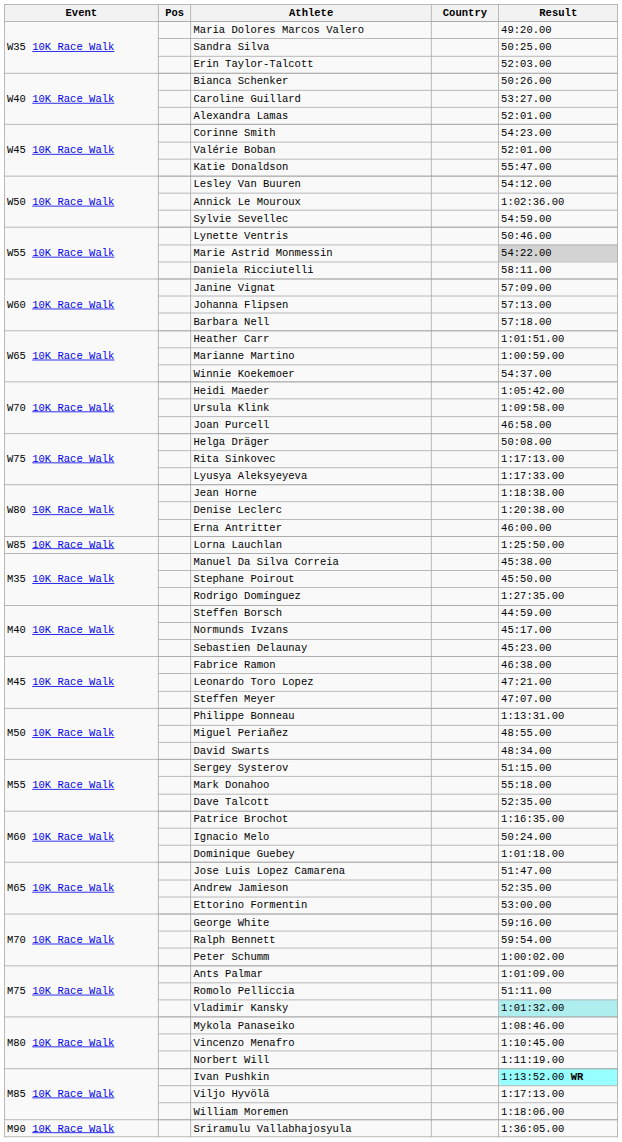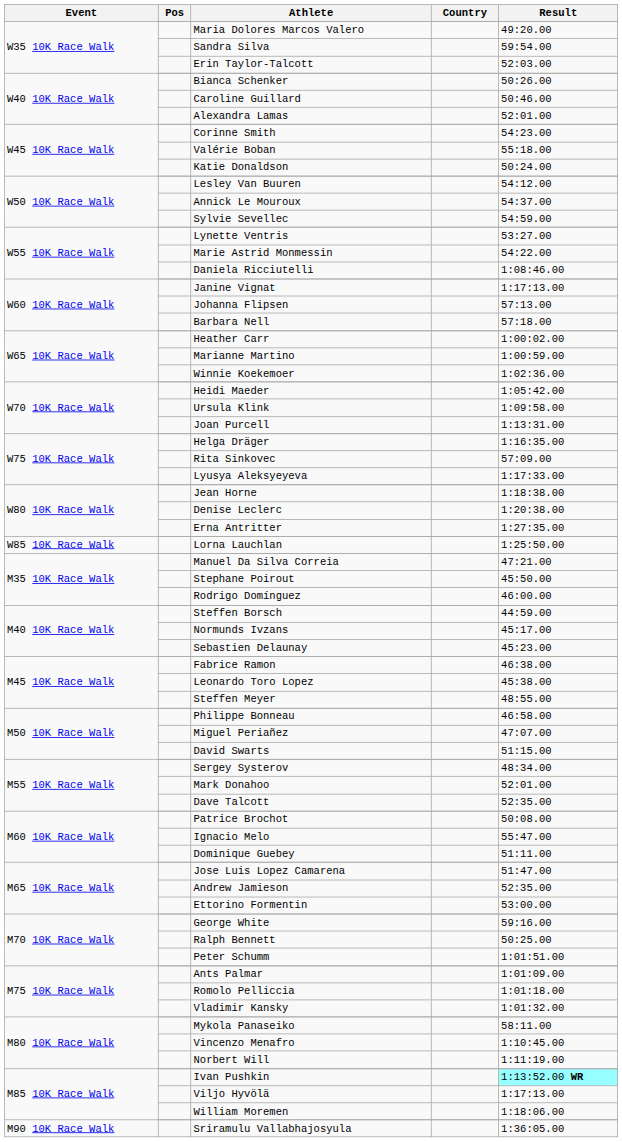(526, 47) 50:25.00 -> (526, 47) 59:54.00
(526, 99) 53:27.00 -> (526, 99) 50:46.00
(526, 150) 52:01.00 -> (526, 150) 55:18.00
(526, 167) 55:47.00 -> (526, 167) 50:24.00
(533, 202) 1:02:36.00 -> (526, 202) 54:37.00
(526, 236) 50:46.00 -> (526, 236) 53:27.00
(526, 253) lightgrey background -> (526, 253) no background
(526, 270) 58:11.00 -> (533, 270) 1:08:46.00
(526, 288) 57:09.00 -> (533, 288) 1:17:13.00
(533, 339) 1:01:51.00 -> (533, 339) 1:00:02.00
(526, 373) 54:37.00 -> (533, 373) 1:02:36.00
(526, 425) 46:58.00 -> (533, 425) 1:13:31.00
(526, 442) 50:08.00 -> (533, 442) 1:16:35.00
(533, 459) 1:17:13.00 -> (526, 459) 57:09.00
(526, 528) 46:00.00 -> (533, 528) 1:27:35.00
(526, 562) 45:38.00 -> (526, 562) 47:21.00
(533, 596) 1:27:35.00 -> (526, 596) 46:00.00
(526, 682) 47:21.00 -> (526, 682) 45:38.00
(526, 699) 47:07.00 -> (526, 699) 48:55.00
(533, 717) 1:13:31.00 -> (526, 717) 46:58.00
(526, 734) 48:55.00 -> (526, 734) 47:07.00
(526, 751) 48:34.00 -> (526, 751) 51:15.00
(526, 768) 51:15.00 -> (526, 768) 48:34.00
(526, 785) 55:18.00 -> (526, 785) 52:01.00
(533, 820) 1:16:35.00 -> (526, 820) 50:08.00
(526, 837) 50:24.00 -> (526, 837) 55:47.00
(533, 854) 1:01:18.00 -> (526, 854) 51:11.00
(526, 940) 59:54.00 -> (526, 940) 50:25.00
(533, 957) 1:00:02.00 -> (533, 957) 1:01:51.00
(526, 991) 51:11.00 -> (533, 991) 1:01:18.00
(533, 1008) paleturquoise background -> (533, 1008) no background
(533, 1026) 1:08:46.00 -> (526, 1026) 58:11.00
